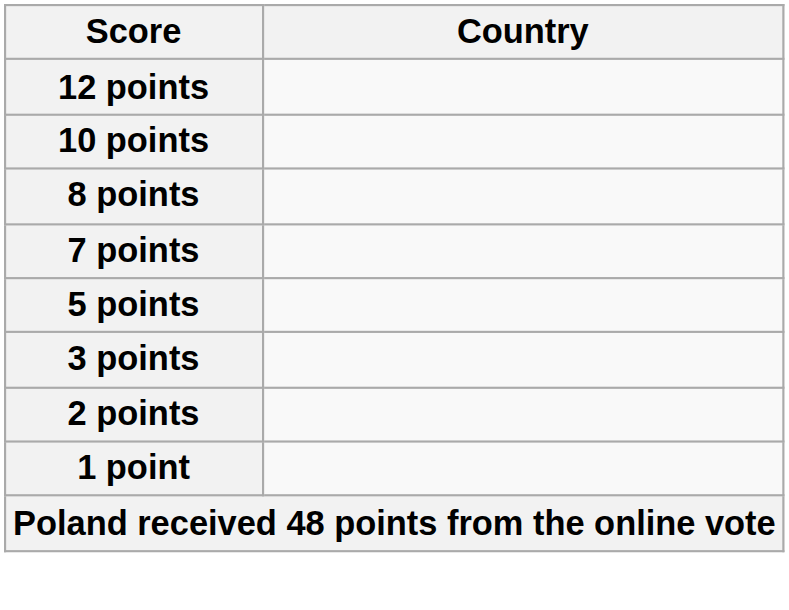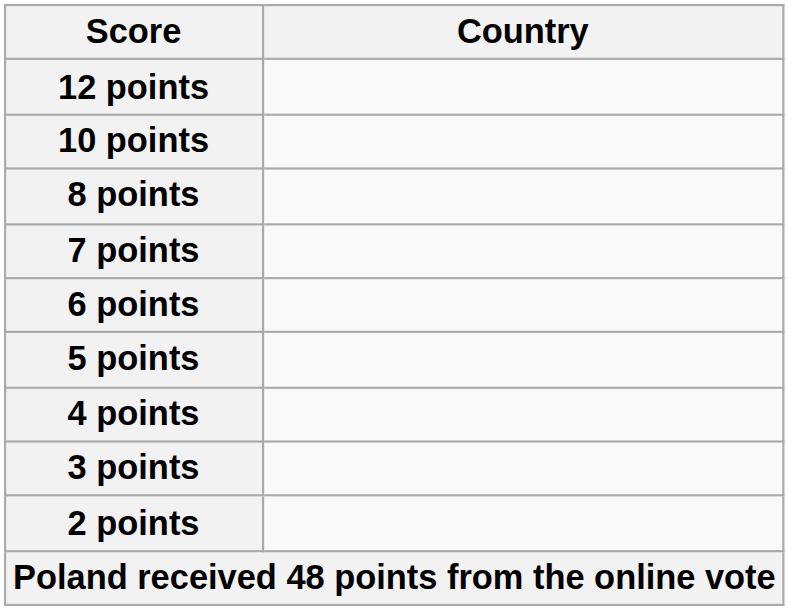+ row: (134, 304)
+ row: (134, 413)
- row: (134, 468)
